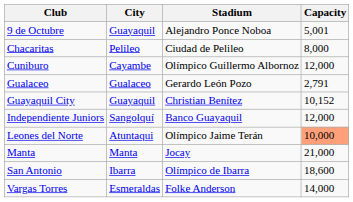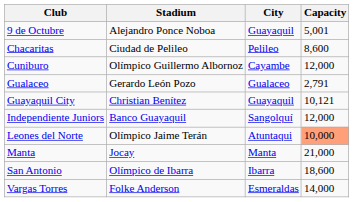columns swapped: (135, 13) <-> (232, 13)
(316, 48) 8,000 -> (316, 48) 8,600
(319, 100) 10,152 -> (319, 100) 10,121
